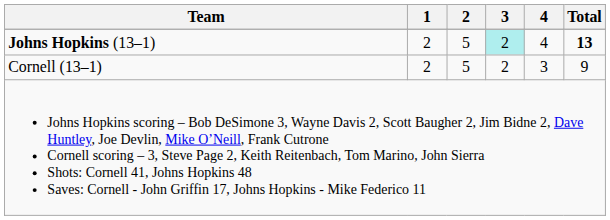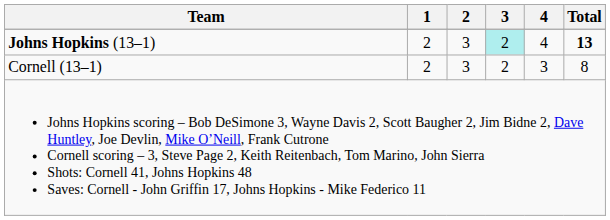(466, 42) 5 -> (466, 42) 3
(466, 67) 5 -> (466, 67) 3
(584, 67) 9 -> (584, 67) 8
